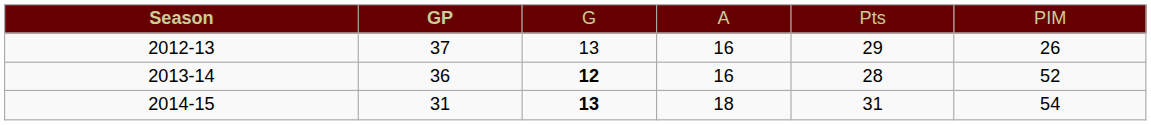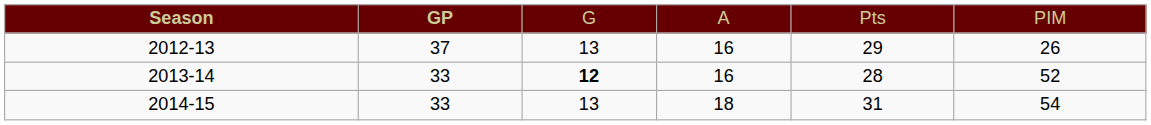(440, 76) 36 -> (440, 76) 33
(440, 104) 31 -> (440, 104) 33
(589, 104) bold -> (589, 104) normal
